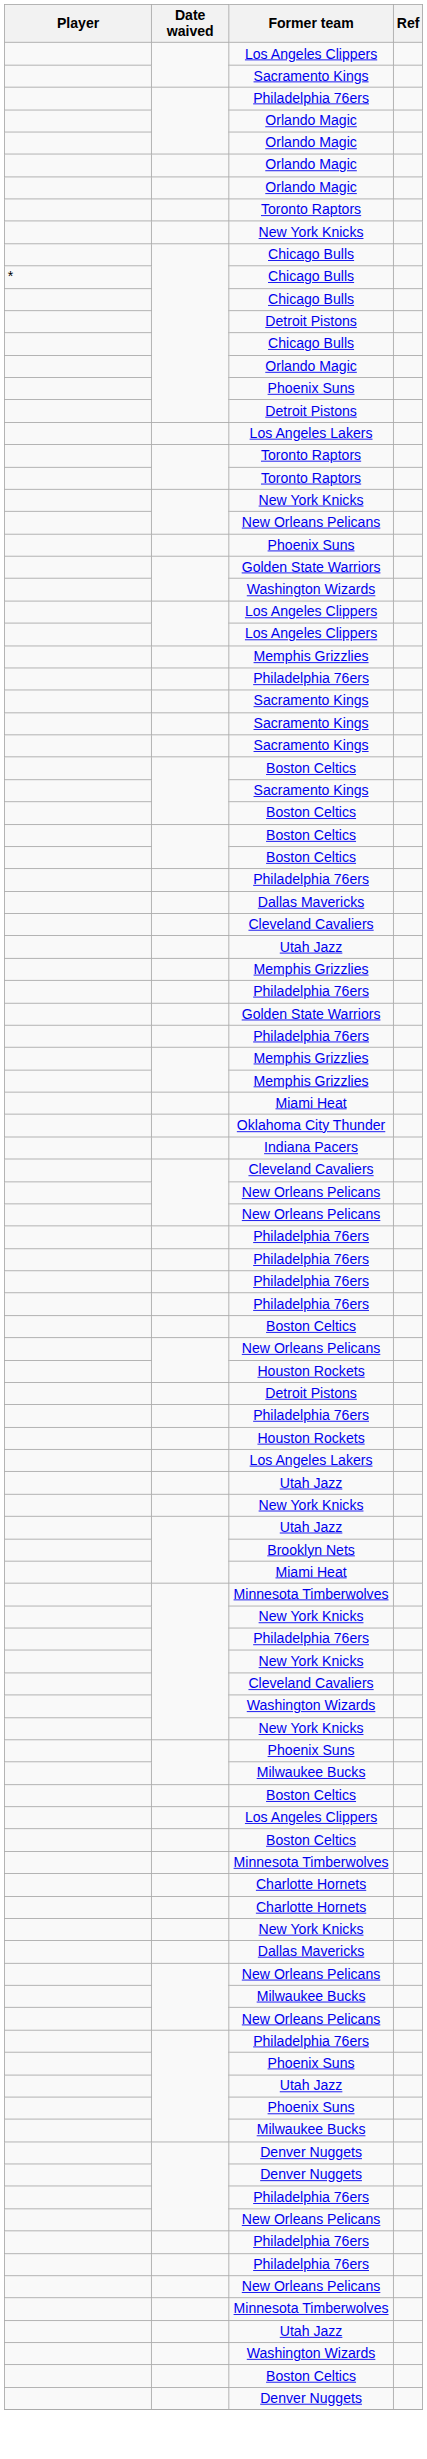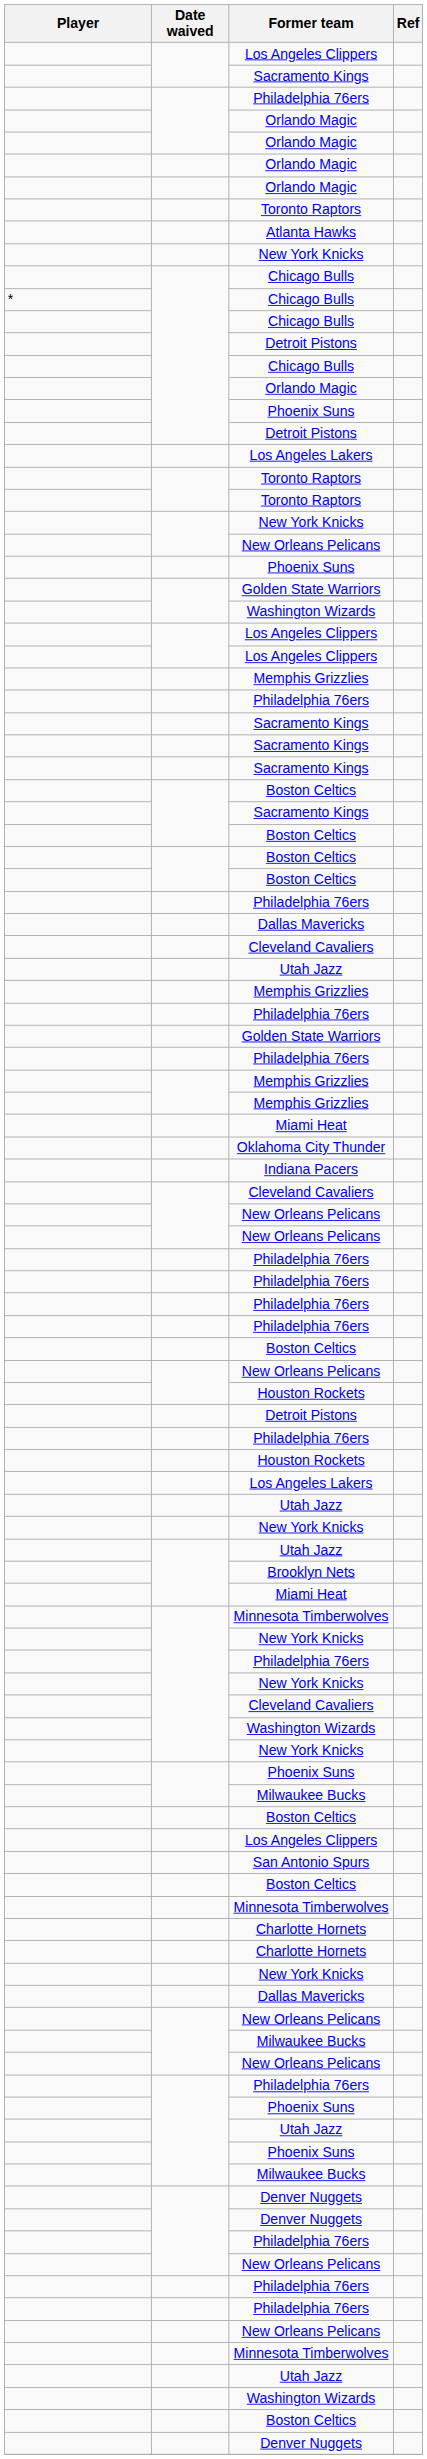+ row: (78, 232)
+ row: (78, 1863)
